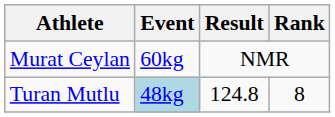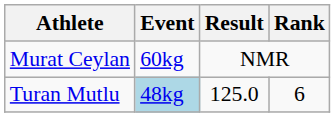(234, 94) 124.8 -> (234, 94) 125.0
(299, 94) 8 -> (299, 94) 6
